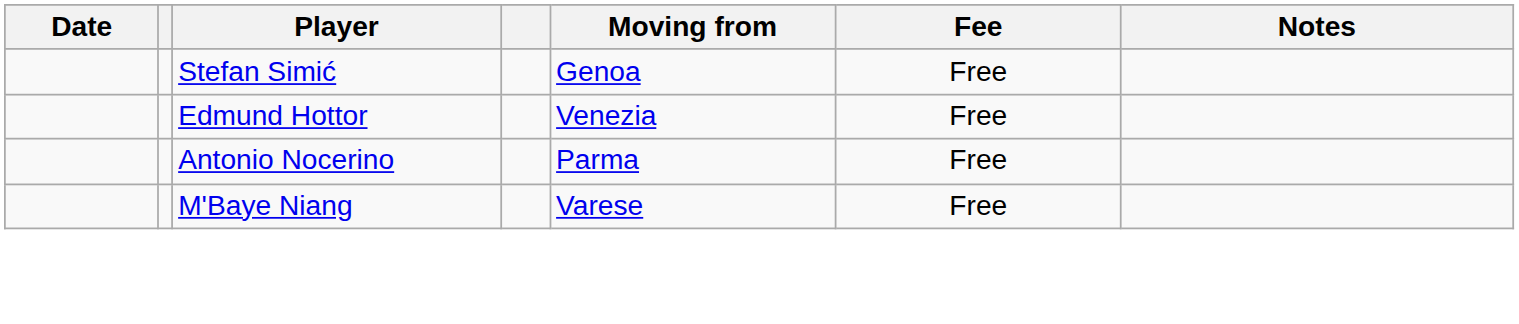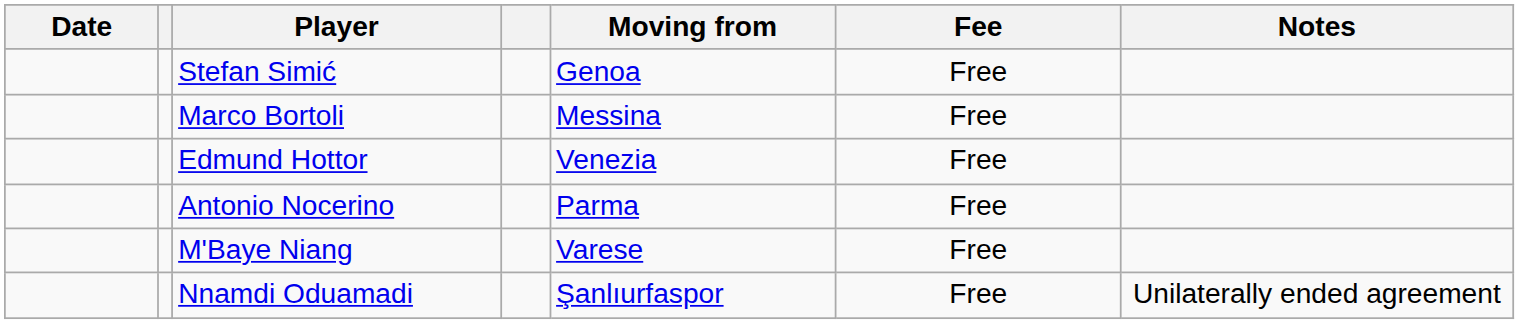+ row: (261, 116)
+ row: (296, 294)
